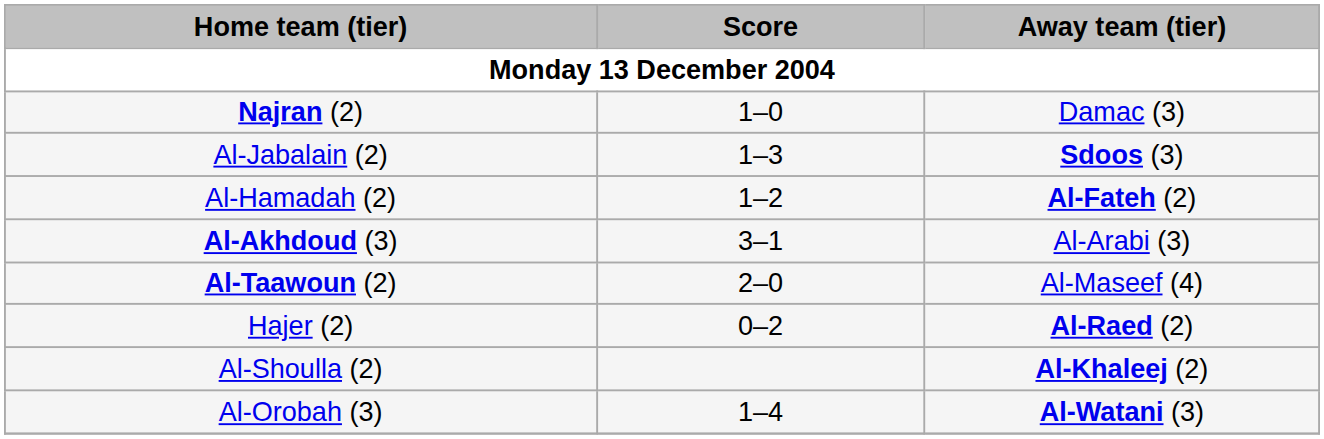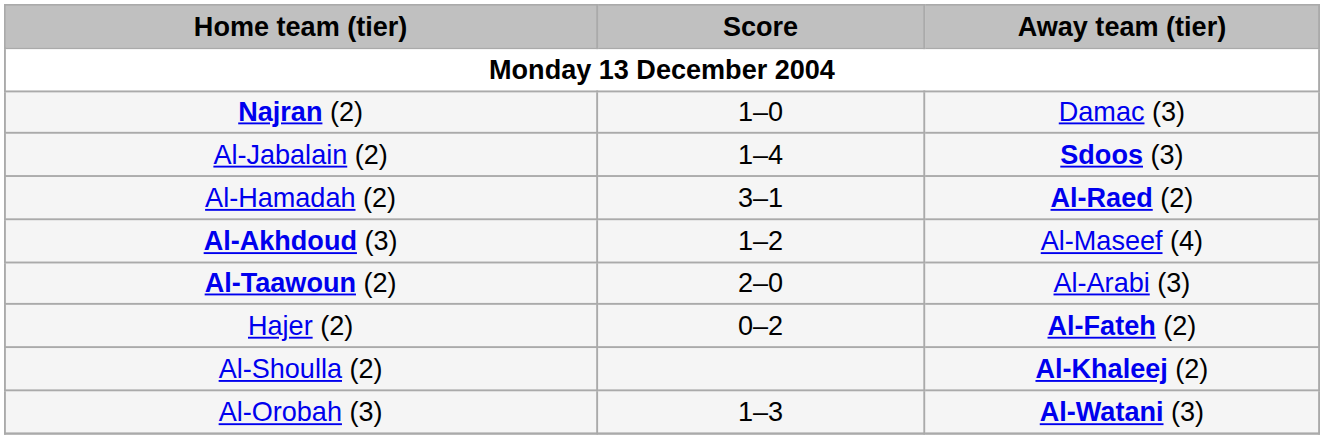(761, 155) 1–3 -> (761, 155) 1–4
(761, 198) 1–2 -> (761, 198) 3–1
(1122, 198) Al-Fateh (2) -> (1122, 198) Al-Raed (2)
(761, 241) 3–1 -> (761, 241) 1–2
(1122, 241) Al-Arabi (3) -> (1122, 241) Al-Maseef (4)
(1122, 283) Al-Maseef (4) -> (1122, 283) Al-Arabi (3)
(1122, 326) Al-Raed (2) -> (1122, 326) Al-Fateh (2)
(761, 412) 1–4 -> (761, 412) 1–3
